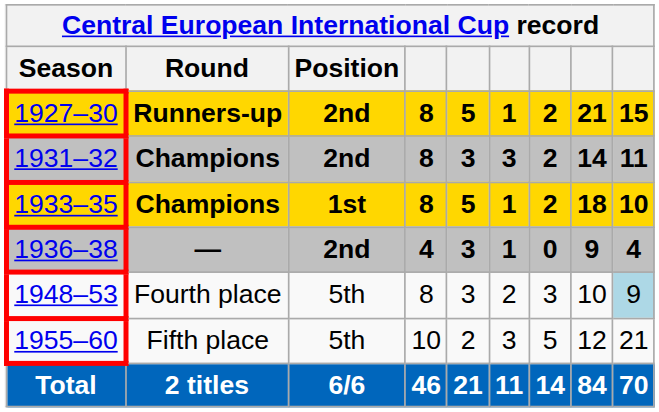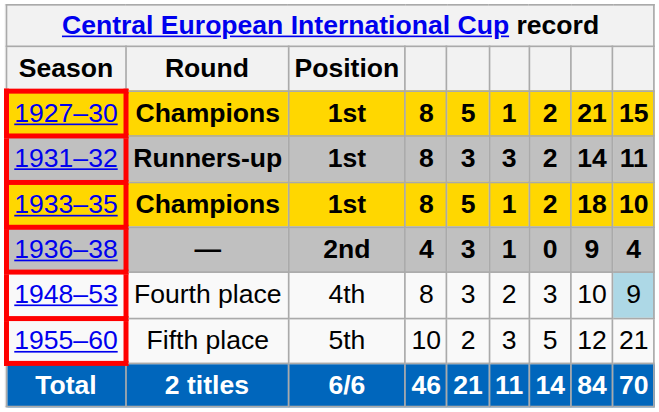(208, 113) Runners-up -> (208, 113) Champions
(347, 113) 2nd -> (347, 113) 1st
(208, 158) Champions -> (208, 158) Runners-up
(347, 158) 2nd -> (347, 158) 1st
(347, 294) 5th -> (347, 294) 4th
